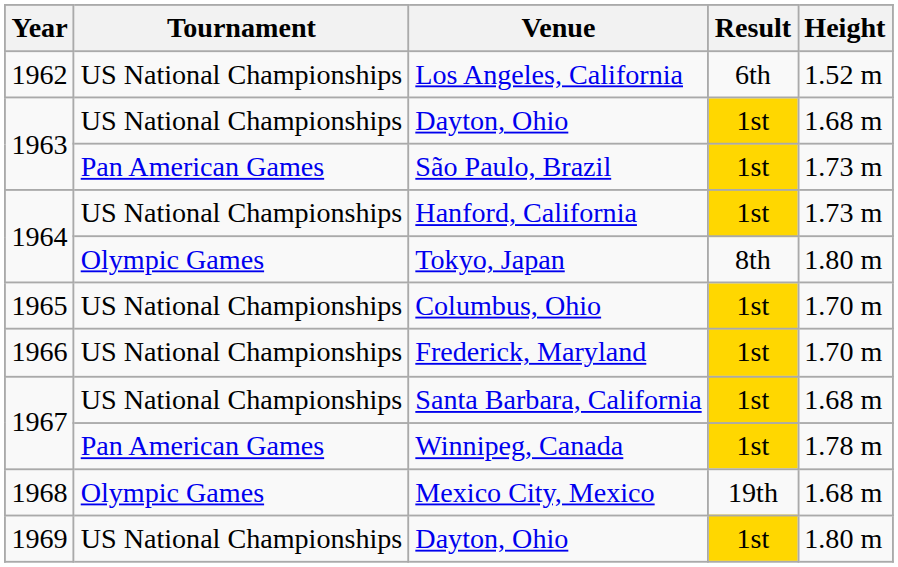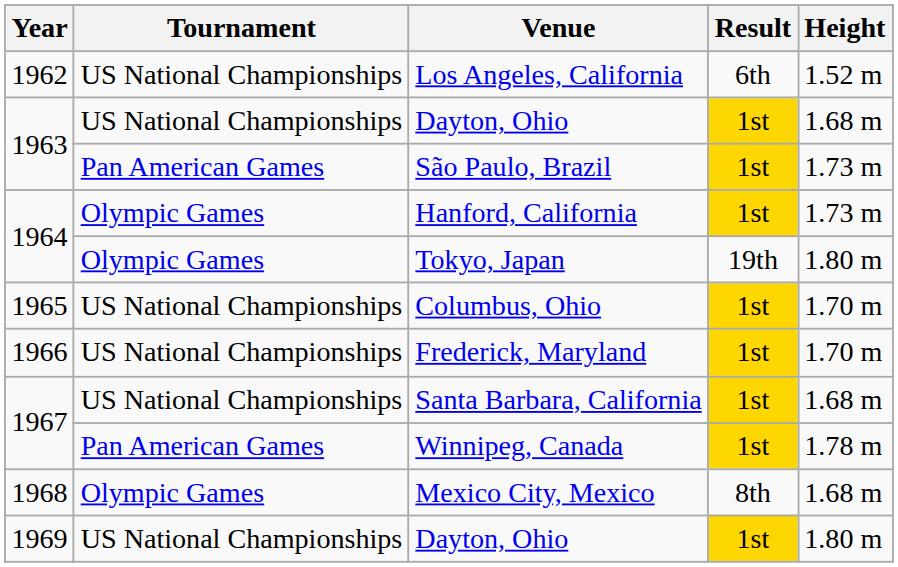(241, 213) US National Championships -> (172, 213) Olympic Games
(753, 259) 8th -> (753, 259) 19th
(753, 491) 19th -> (753, 491) 8th
